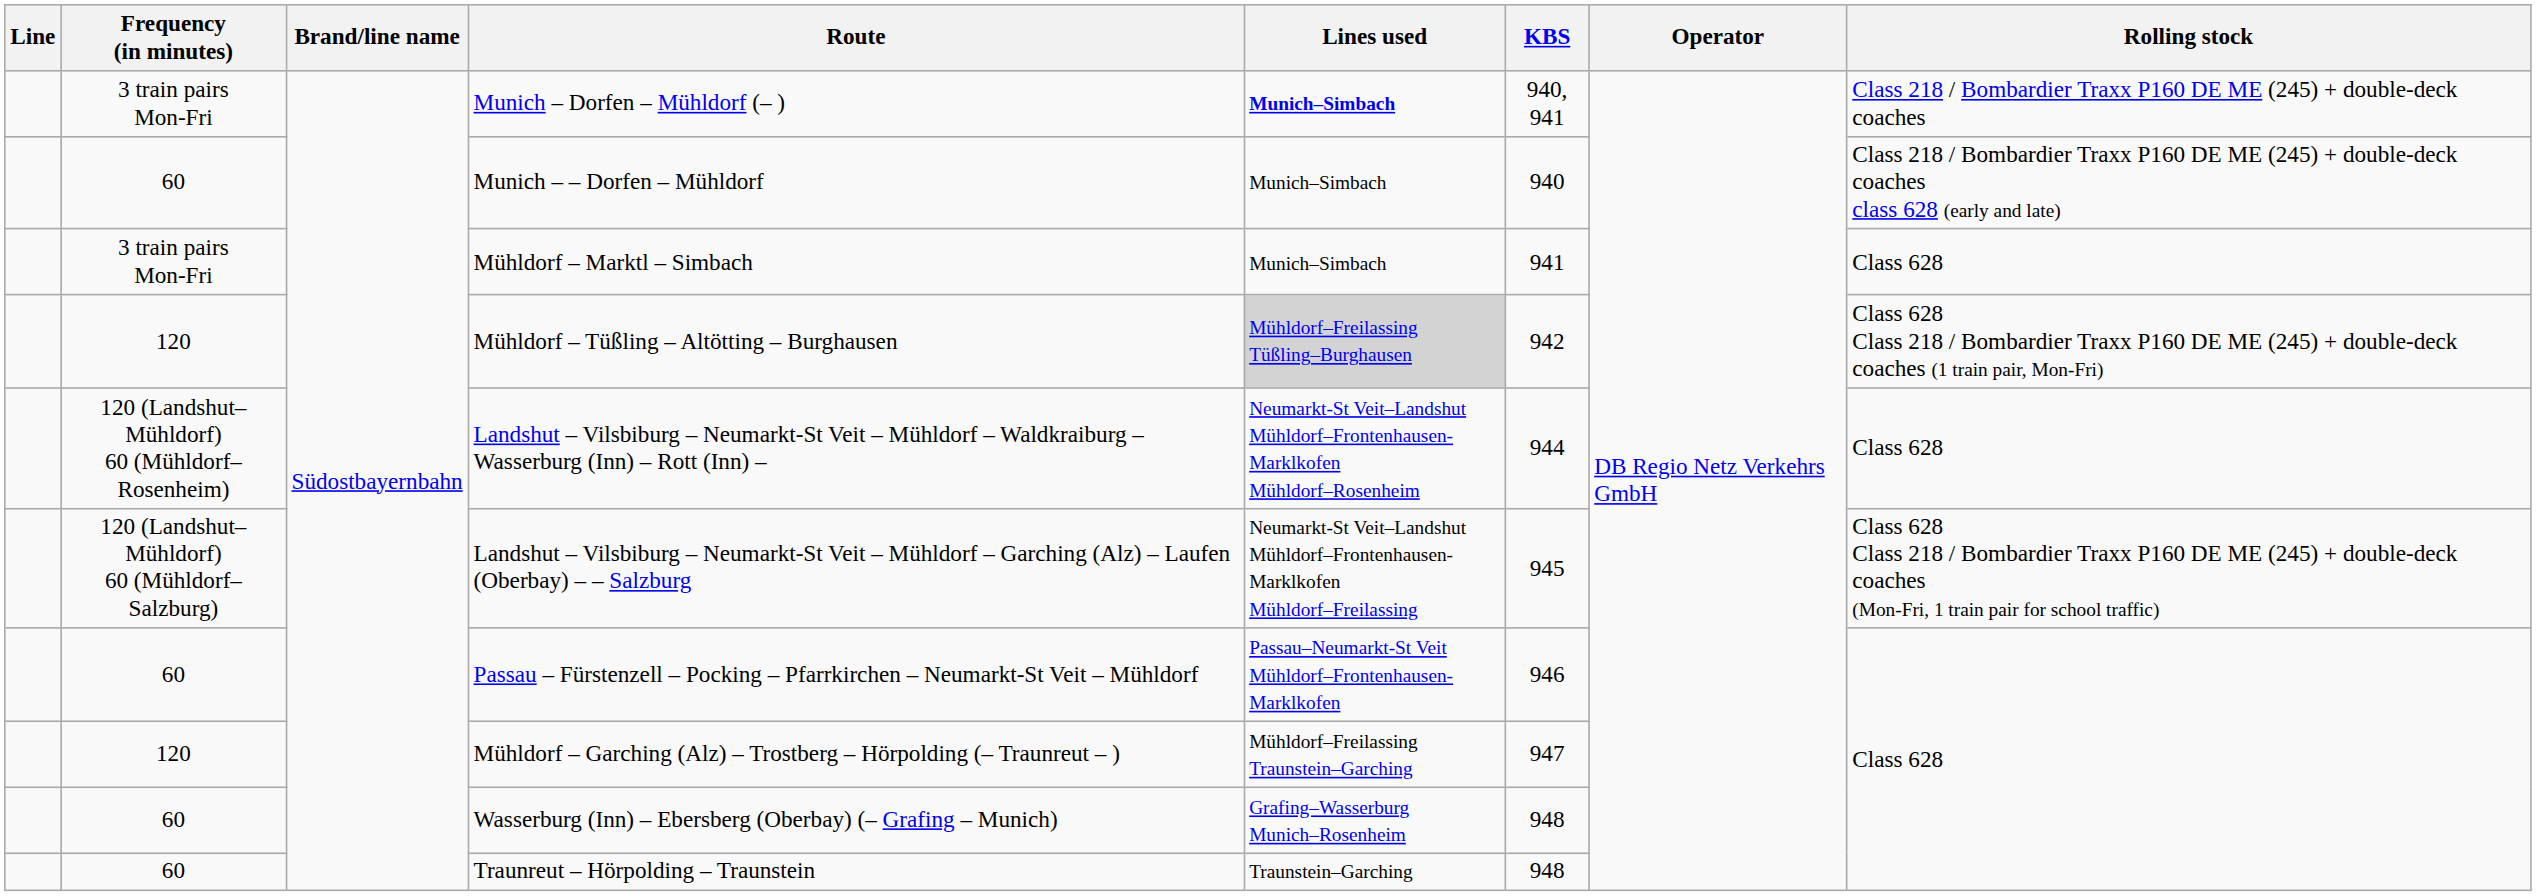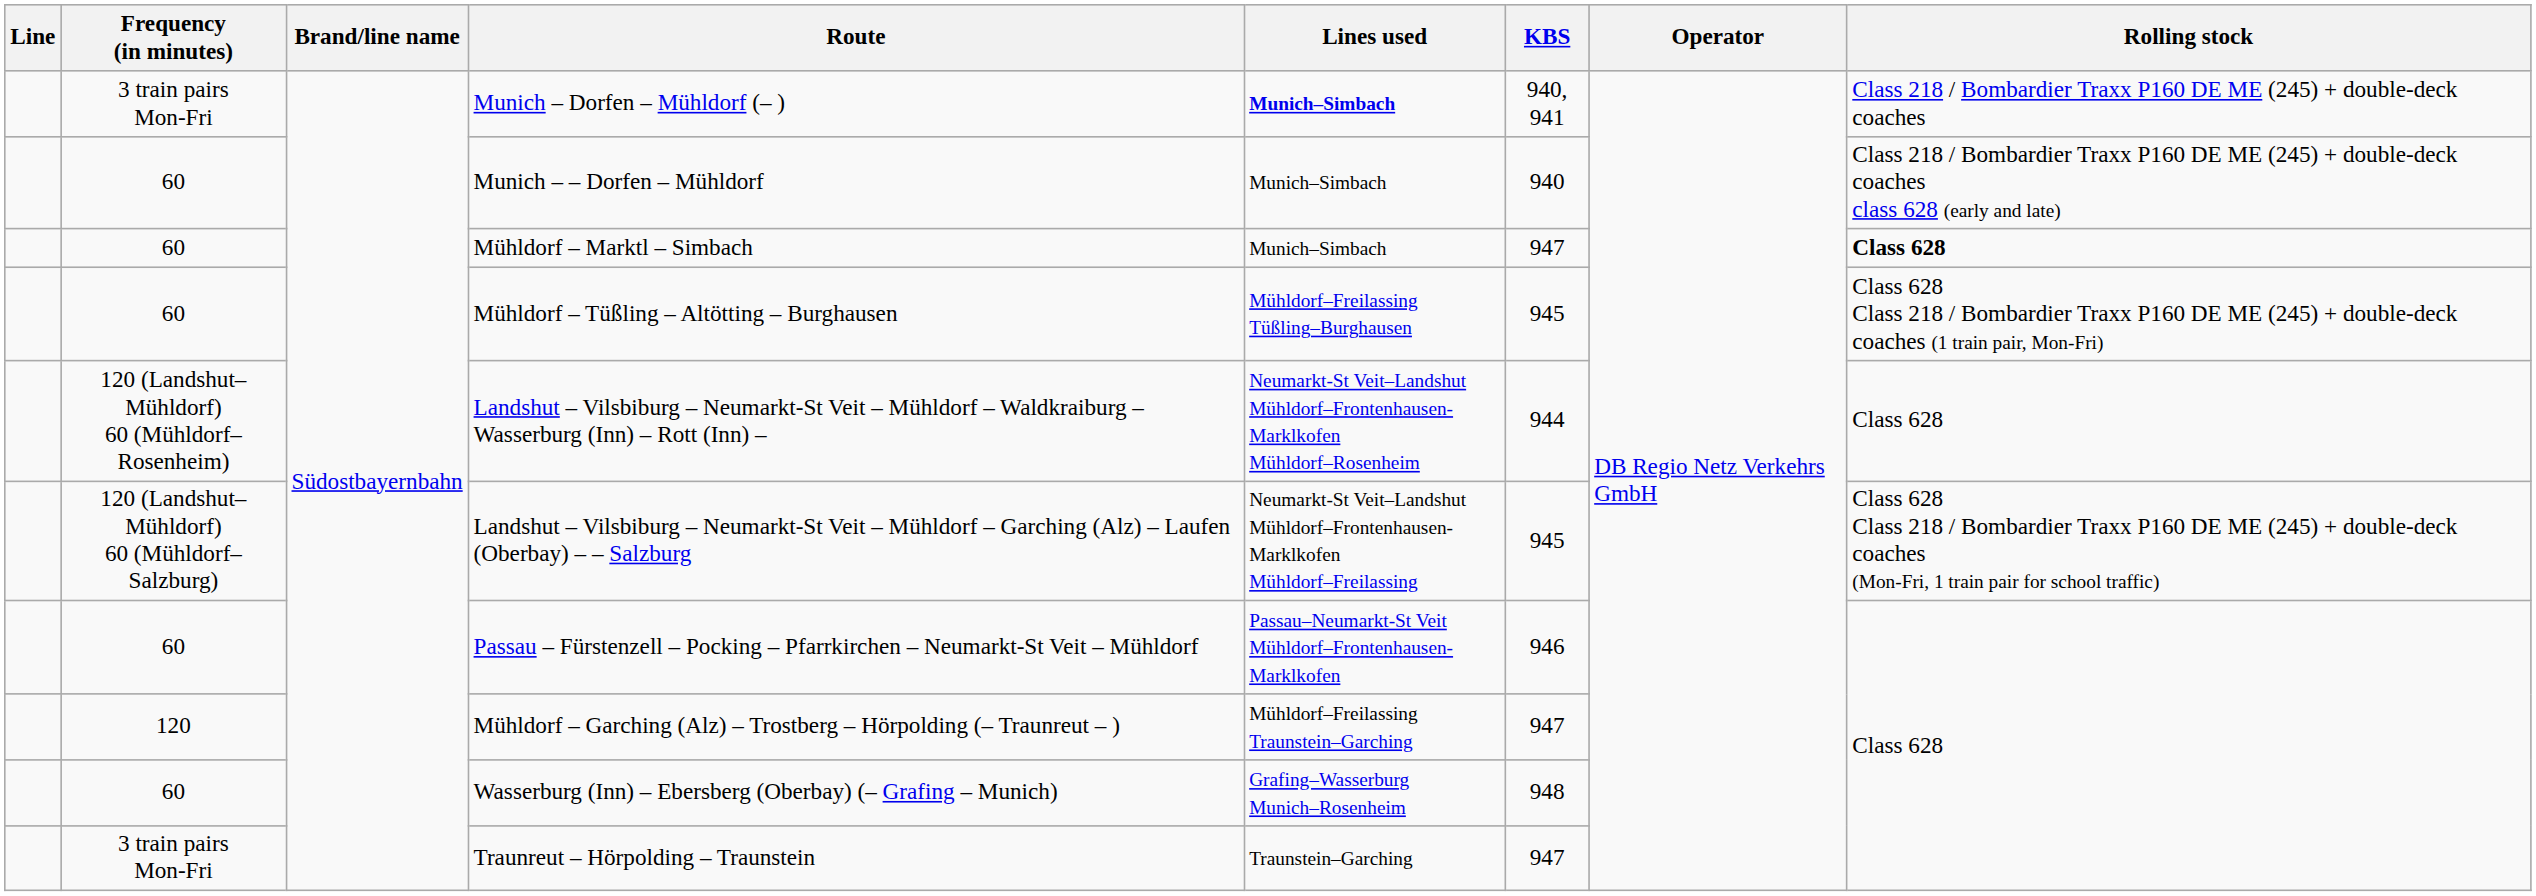(173, 261) 3 train pairs Mon-Fri -> (173, 248) 60
(1547, 261) 941 -> (1547, 248) 947
(1898, 261) normal -> (1899, 248) bold
(173, 341) 120 -> (173, 313) 60
(1333, 342) lightgrey background -> (1333, 315) no background
(1547, 341) 942 -> (1547, 313) 945
(173, 871) 60 -> (173, 857) 3 train pairs Mon-Fri
(1547, 871) 948 -> (1547, 857) 947
